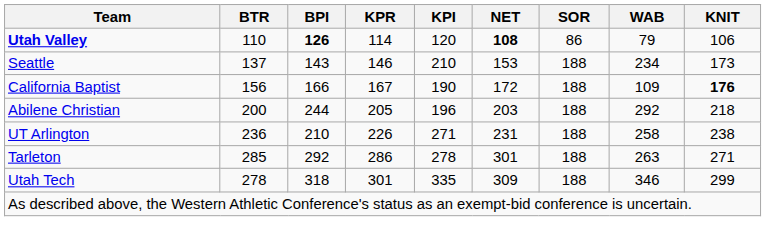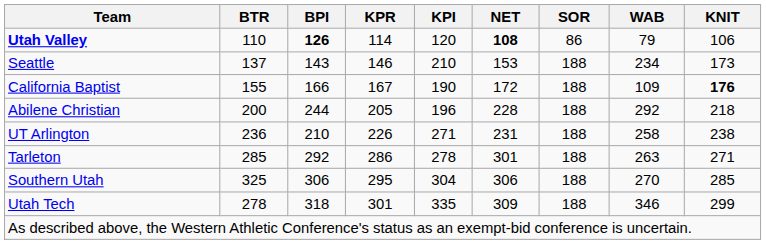(254, 87) 156 -> (254, 87) 155
(505, 110) 203 -> (505, 110) 228
+ row: (56, 181)
